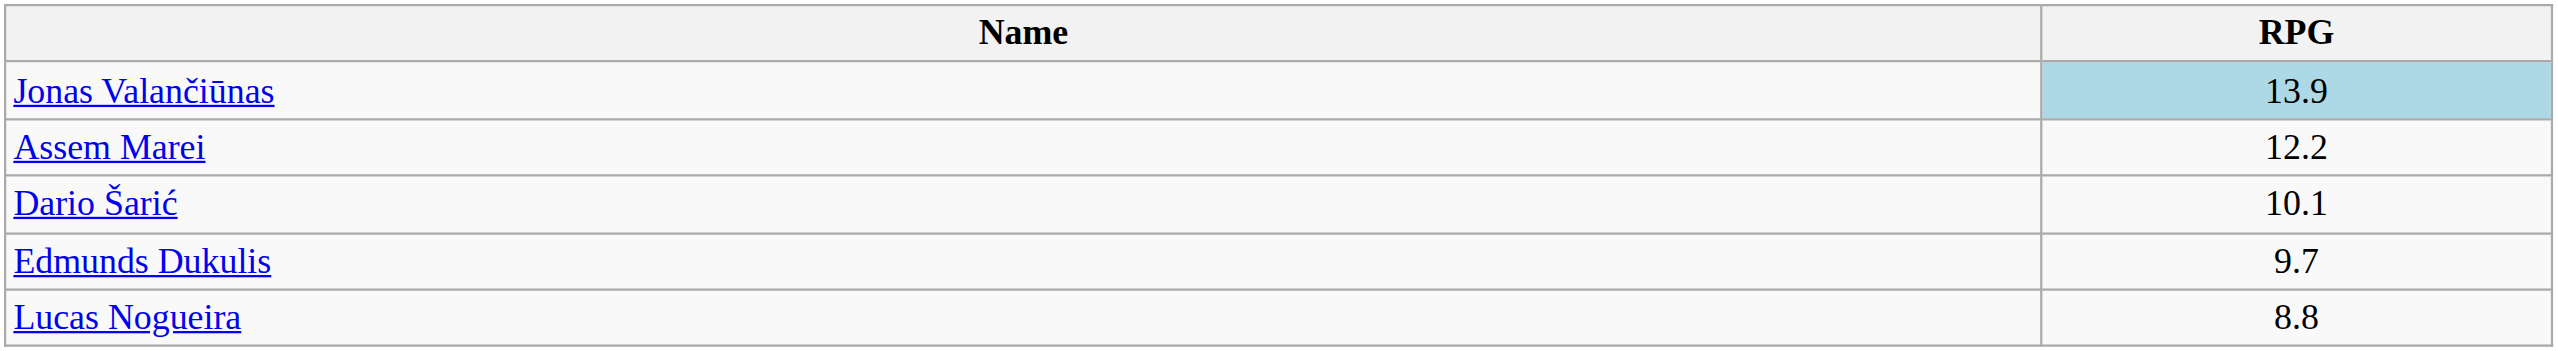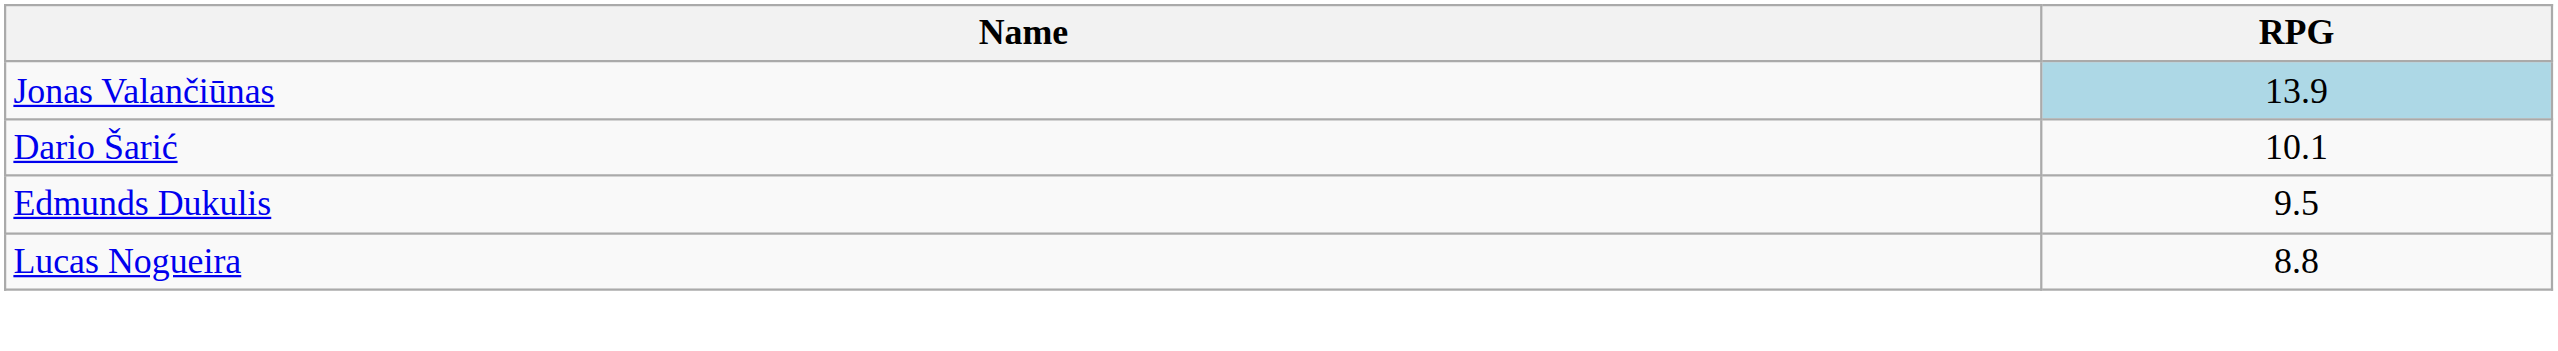- row: (109, 146)
(2296, 260) 9.7 -> (2296, 203) 9.5
